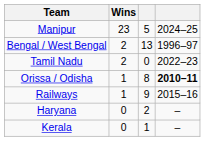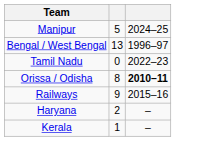- column: (124, 12)
